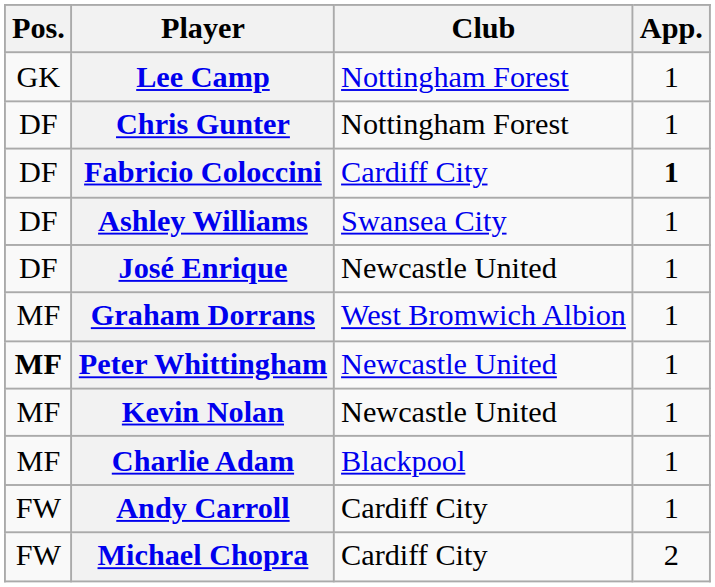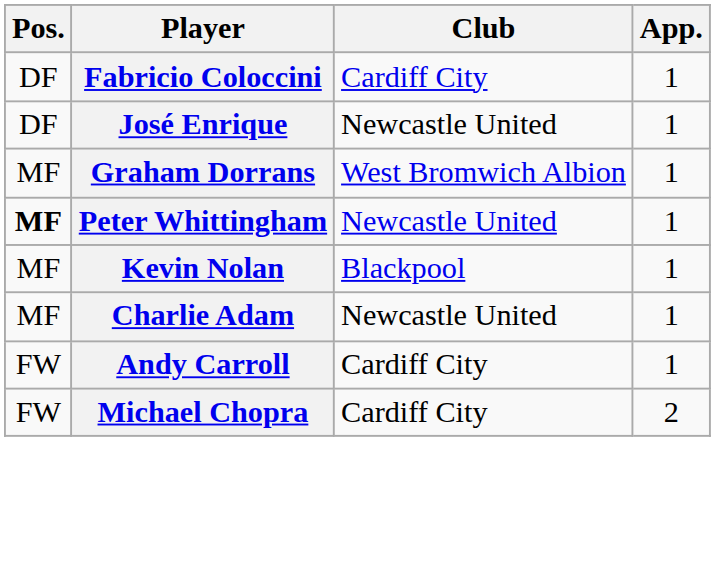- row: (203, 76)
- row: (203, 124)
(671, 172) bold -> (671, 76) normal
- row: (203, 220)
(449, 412) Newcastle United -> (403, 268) Blackpool
(403, 460) Blackpool -> (449, 316) Newcastle United
